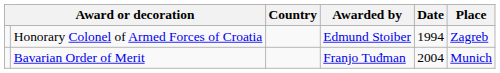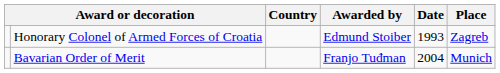(431, 36) 1994 -> (431, 36) 1993
